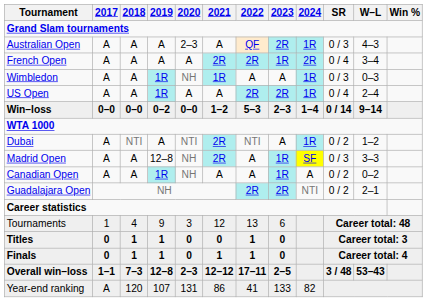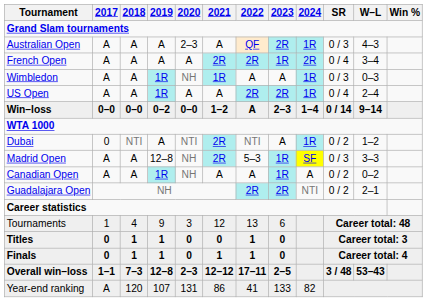(252, 110) 5–3 -> (252, 110) A
(106, 142) A -> (106, 142) 0
(252, 158) A -> (252, 158) 5–3
